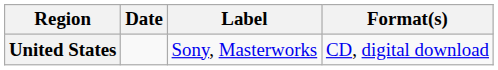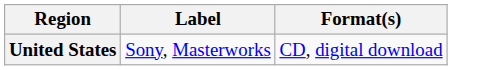- column: (144, 19)
